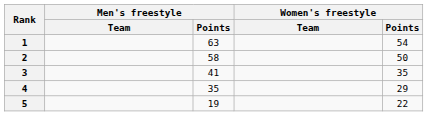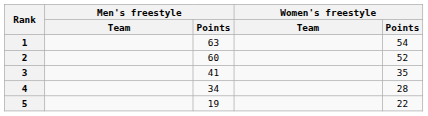(213, 58) 58 -> (213, 58) 60
(402, 58) 50 -> (402, 58) 52
(213, 88) 35 -> (213, 88) 34
(402, 88) 29 -> (402, 88) 28
